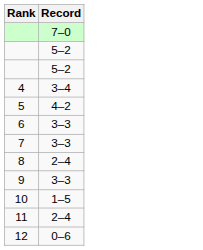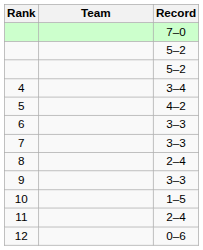+ column: (96, 13)
